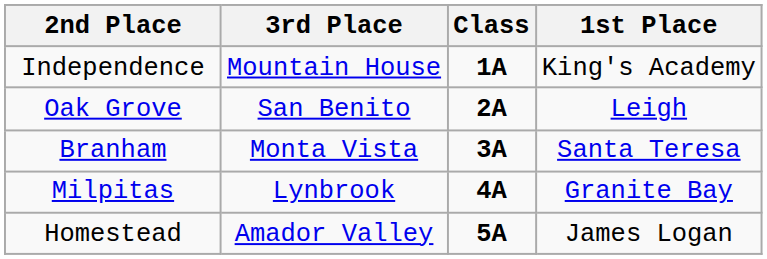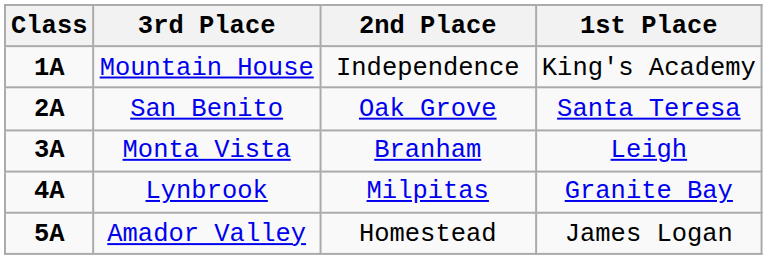columns swapped: (491, 26) <-> (113, 26)
(649, 109) Leigh -> (649, 109) Santa Teresa
(649, 150) Santa Teresa -> (649, 150) Leigh
